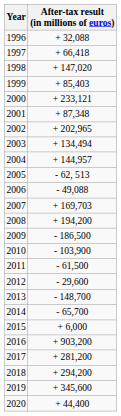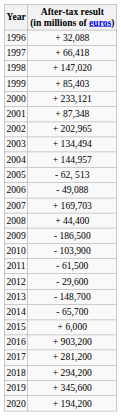(72, 220) + 194,200 -> (72, 220) + 44,400
(72, 403) + 44,400 -> (72, 403) + 194,200
